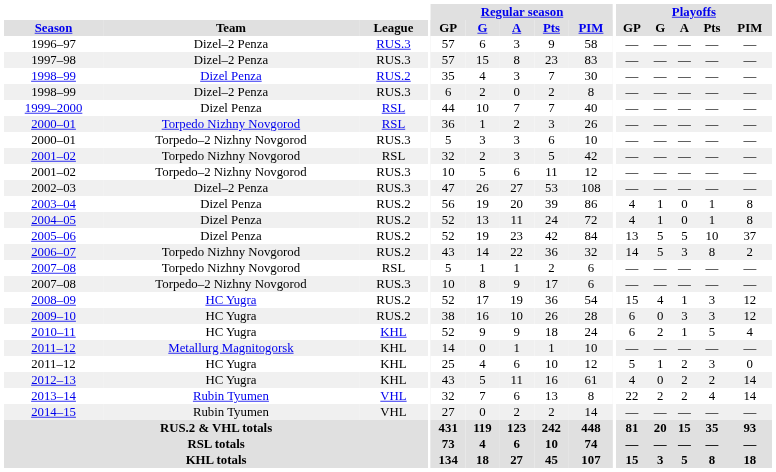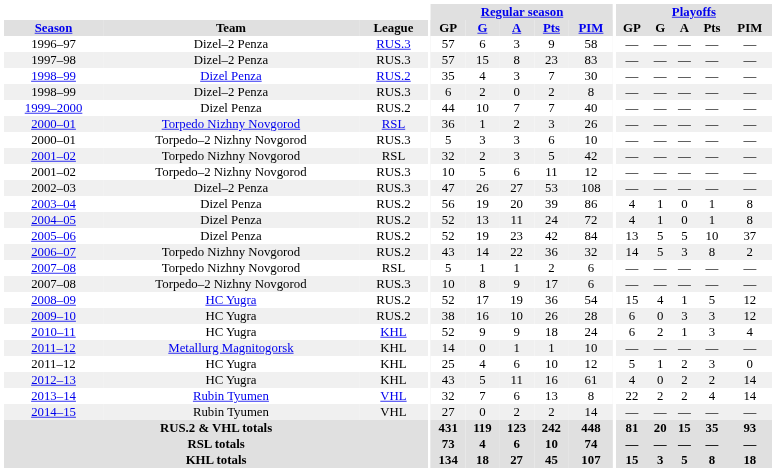(393, 108) RSL -> (393, 108) RUS.2
(712, 300) 3 -> (712, 300) 5
(712, 332) 5 -> (712, 332) 3
